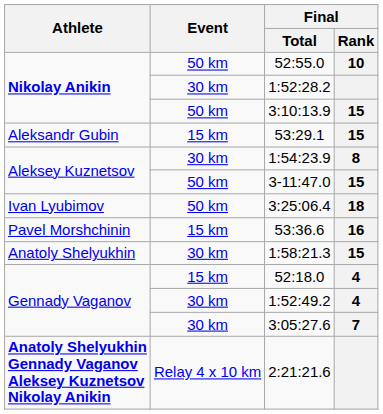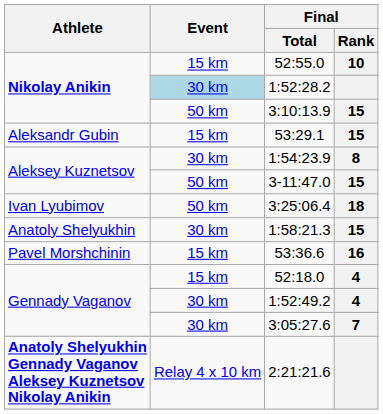(208, 64) 50 km -> (208, 64) 15 km
(208, 88) no background -> (208, 88) lightblue background
rows swapped: (299, 230) <-> (299, 253)
